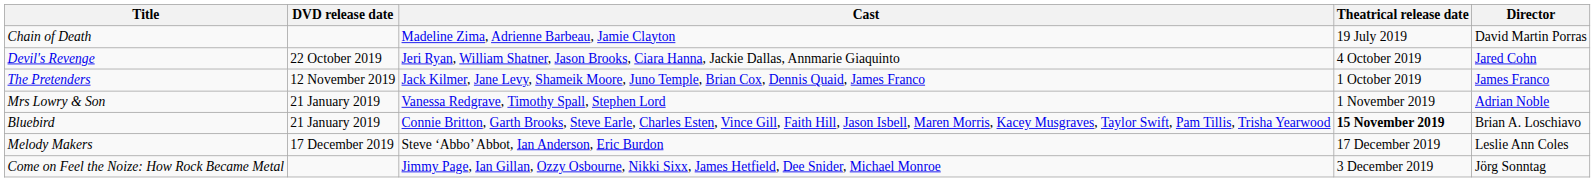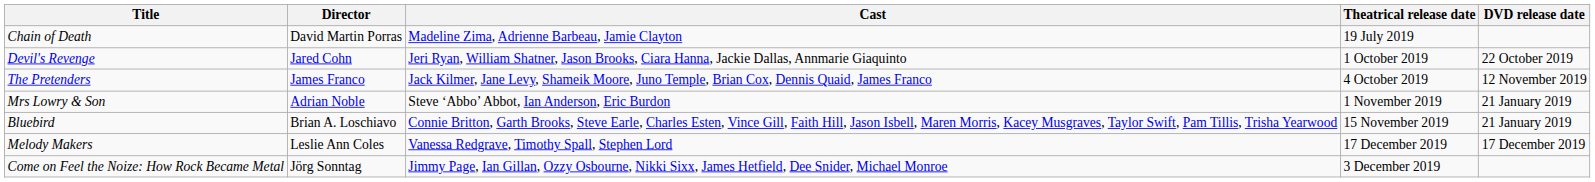columns swapped: (1531, 15) <-> (343, 15)
(1379, 58) 4 October 2019 -> (1386, 58) 1 October 2019
(1379, 79) 1 October 2019 -> (1386, 79) 4 October 2019
(534, 101) Vanessa Redgrave, Timothy Spall, Stephen Lord -> (539, 101) Steve ‘Abbo’ Abbot, Ian Anderson, Eric Burdon
(1391, 123) bold -> (1396, 123) normal
(532, 144) Steve ‘Abbo’ Abbot, Ian Anderson, Eric Burdon -> (540, 144) Vanessa Redgrave, Timothy Spall, Stephen Lord
